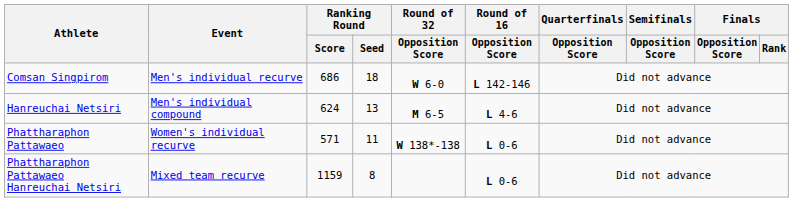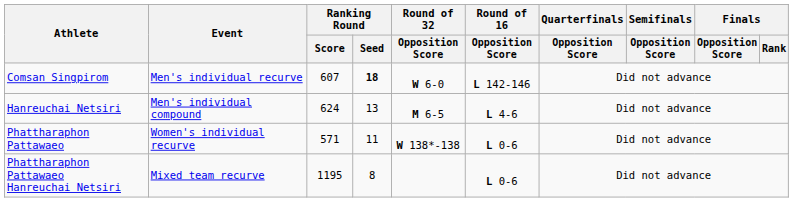(330, 78) 686 -> (330, 78) 607
(372, 78) normal -> (372, 78) bold
(330, 175) 1159 -> (330, 175) 1195
